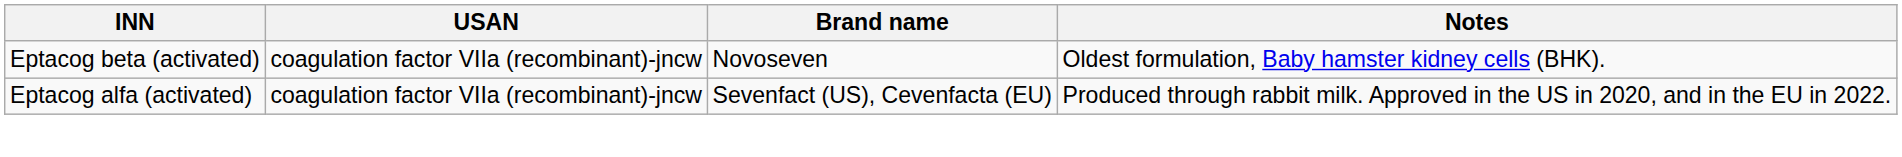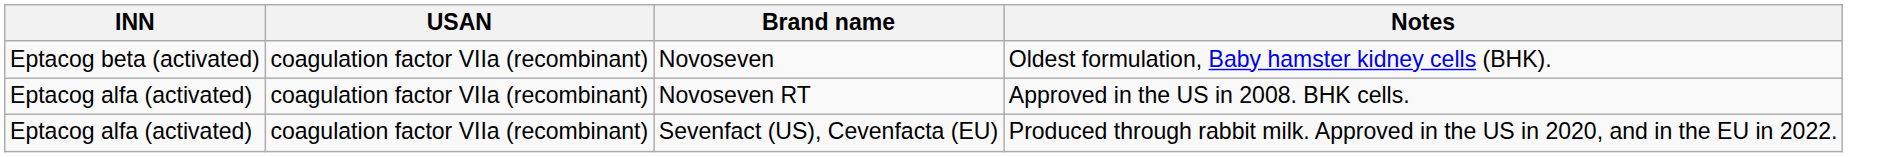(486, 59) coagulation factor VIIa (recombinant)-jncw -> (459, 59) coagulation factor VIIa (recombinant)
+ row: (735, 95)
(486, 95) coagulation factor VIIa (recombinant)-jncw -> (459, 132) coagulation factor VIIa (recombinant)
